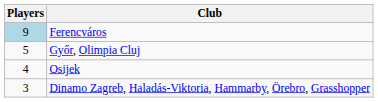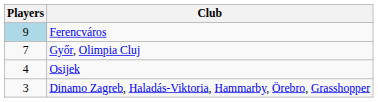(26, 50) 5 -> (26, 50) 7
